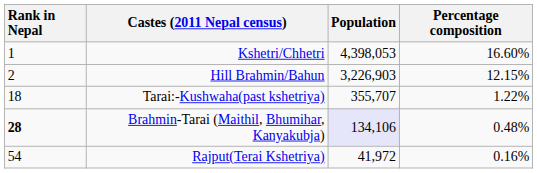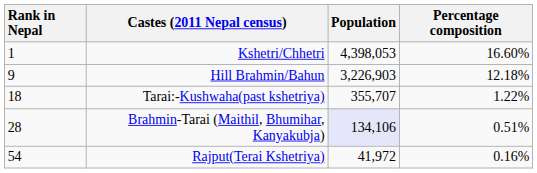(11, 75) 2 -> (11, 75) 9
(508, 75) 12.15% -> (508, 75) 12.18%
(15, 127) bold -> (15, 127) normal
(511, 127) 0.48% -> (511, 127) 0.51%
